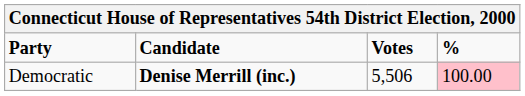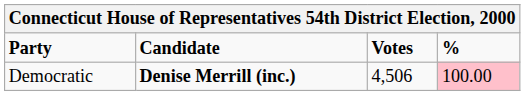(392, 76) 5,506 -> (392, 76) 4,506
